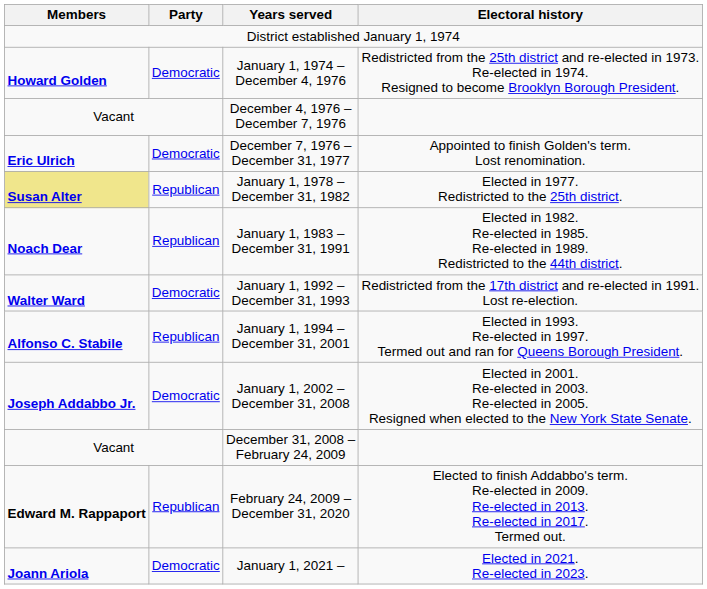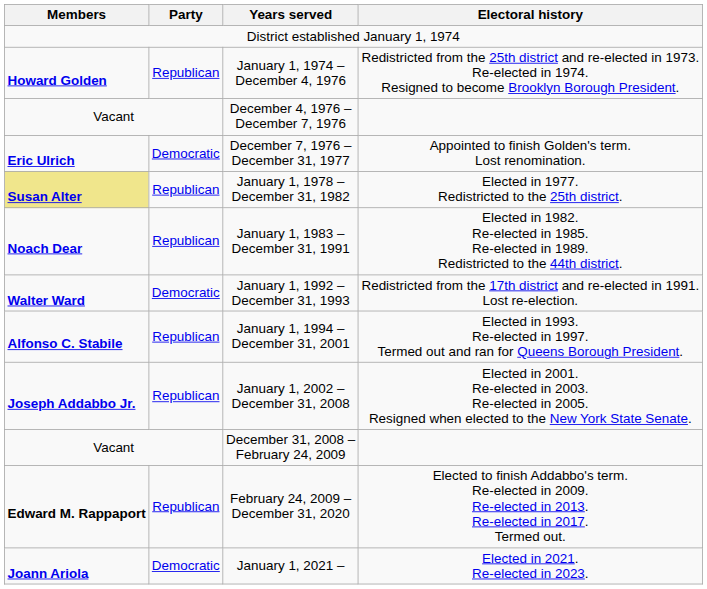(186, 72) Democratic -> (186, 72) Republican
(186, 395) Democratic -> (186, 395) Republican
